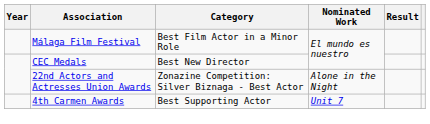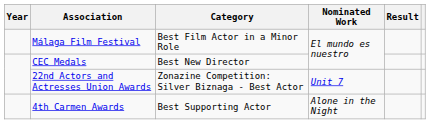(343, 81) Alone in the Night -> (327, 81) Unit 7
(327, 101) Unit 7 -> (343, 106) Alone in the Night
